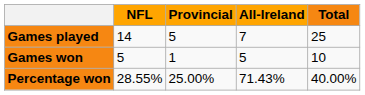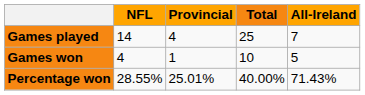columns swapped: (272, 15) <-> (334, 15)
(172, 36) 5 -> (172, 36) 4
(121, 57) 5 -> (121, 57) 4
(191, 79) 25.00% -> (191, 79) 25.01%
